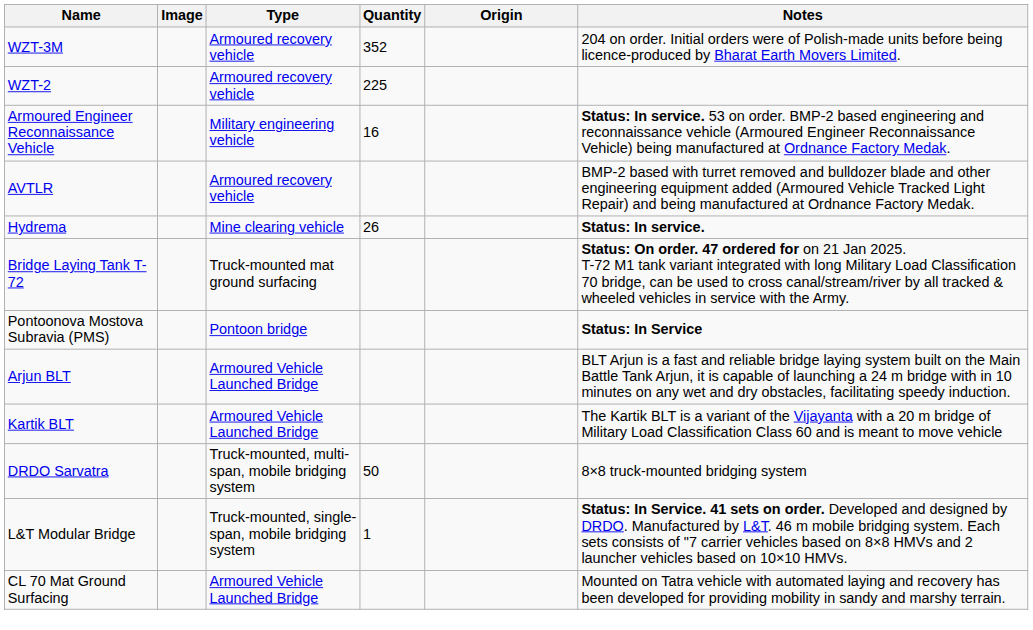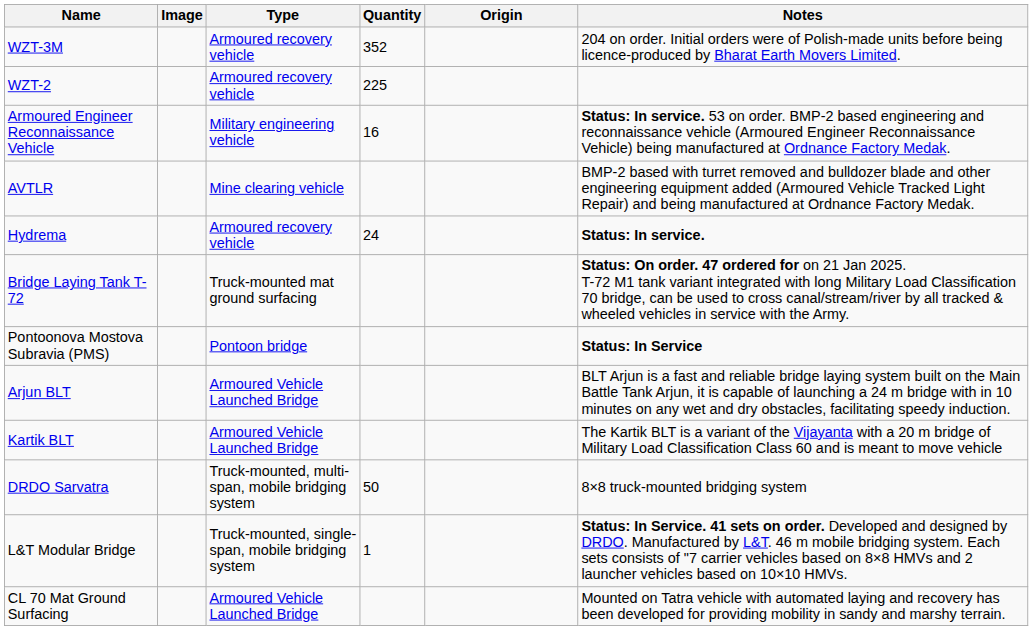(271, 188) Armoured recovery vehicle -> (277, 188) Mine clearing vehicle
(277, 227) Mine clearing vehicle -> (271, 235) Armoured recovery vehicle
(371, 227) 26 -> (371, 235) 24
